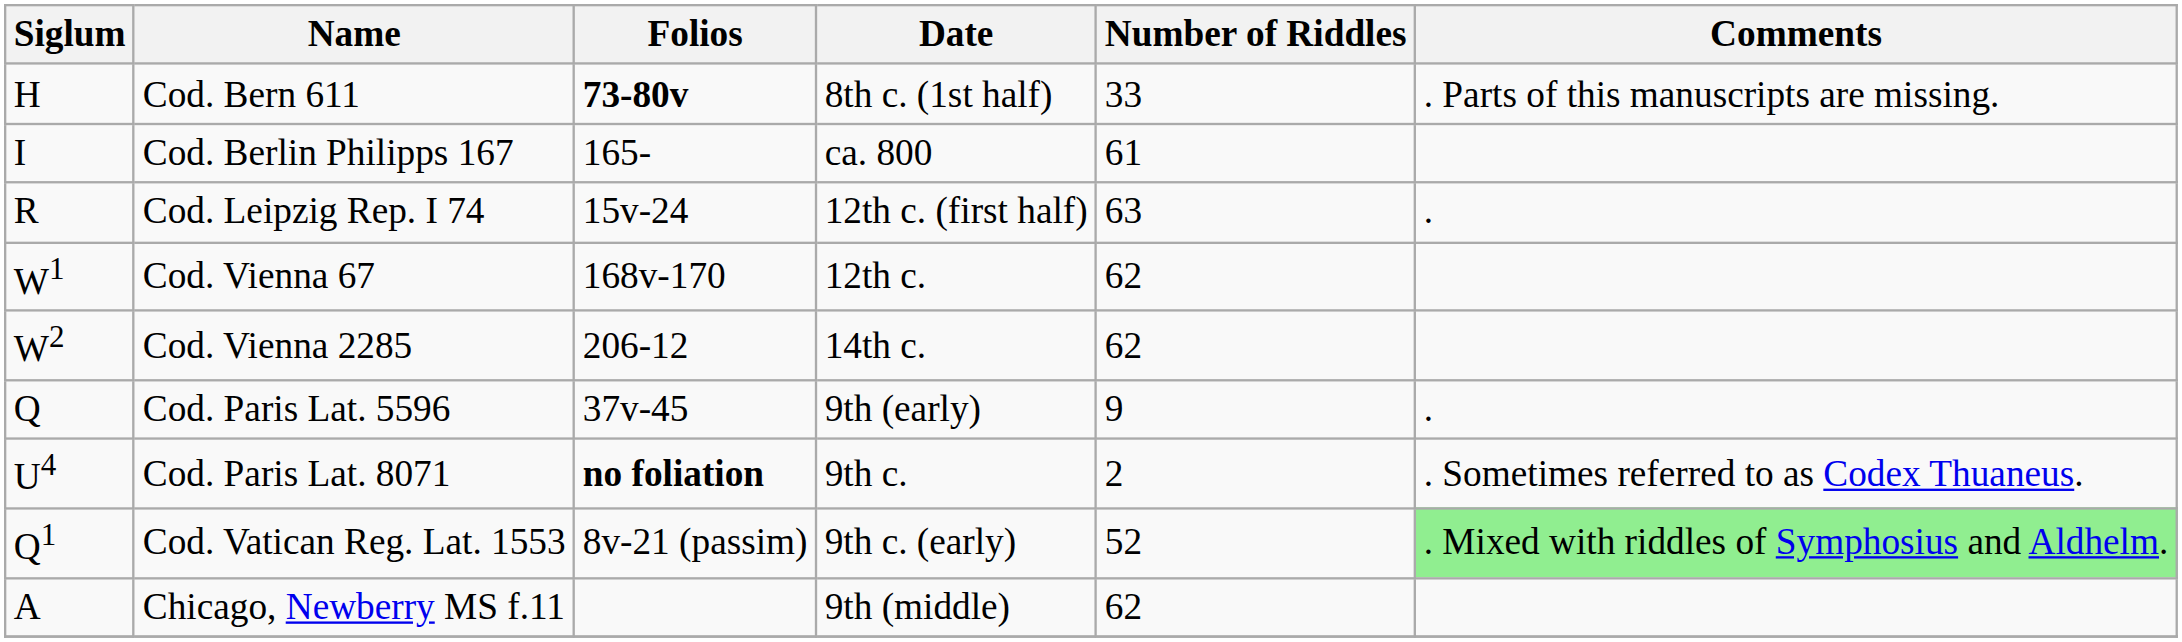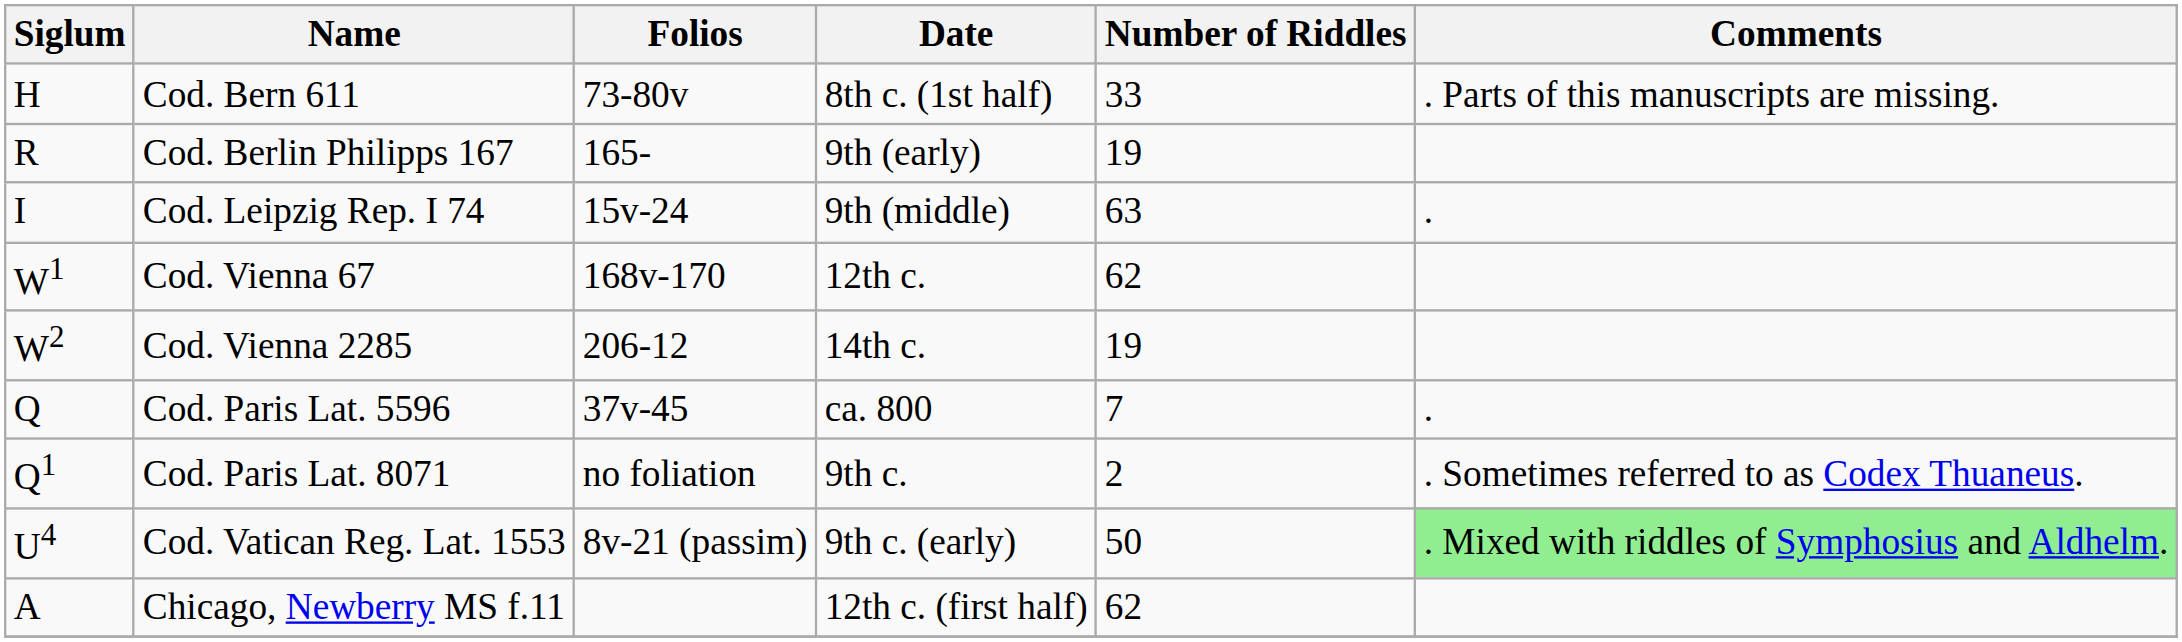(636, 93) bold -> (636, 93) normal
(20, 152) I -> (26, 152) R
(878, 152) ca. 800 -> (903, 152) 9th (early)
(1123, 152) 61 -> (1123, 152) 19
(26, 211) R -> (20, 211) I
(956, 211) 12th c. (first half) -> (917, 211) 9th (middle)
(1123, 344) 62 -> (1123, 344) 19
(903, 408) 9th (early) -> (878, 408) ca. 800
(1114, 408) 9 -> (1114, 408) 7
(35, 473) U4 -> (35, 473) Q1
(673, 473) bold -> (669, 473) normal
(35, 542) Q1 -> (35, 542) U4
(1123, 542) 52 -> (1123, 542) 50
(917, 606) 9th (middle) -> (956, 606) 12th c. (first half)
